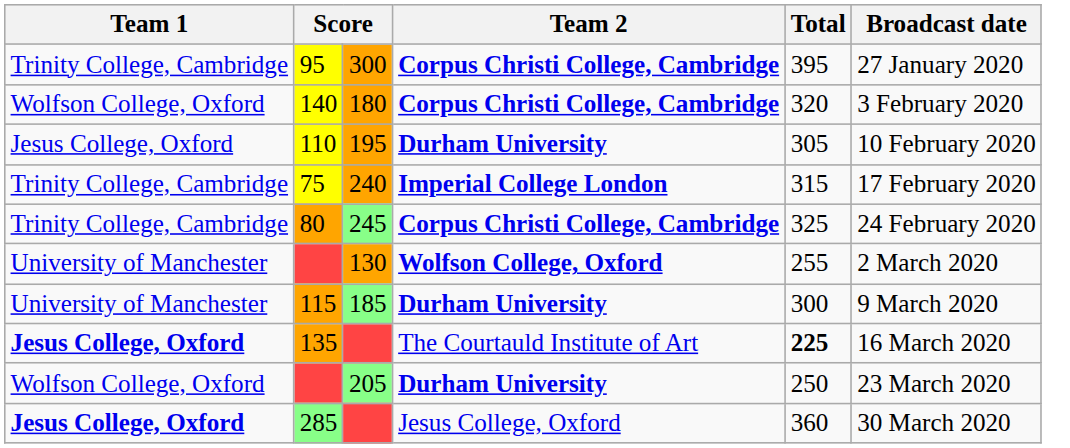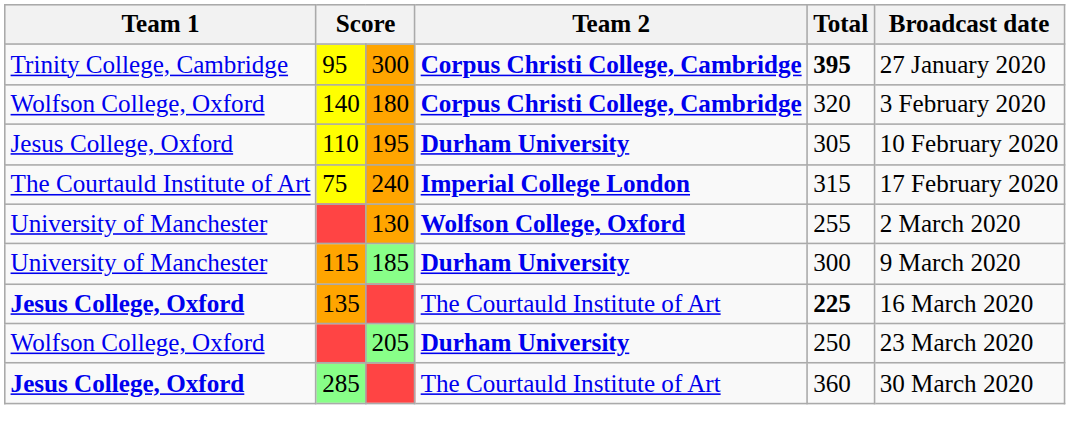(810, 64) normal -> (832, 64) bold
(149, 183) Trinity College, Cambridge -> (161, 183) The Courtauld Institute of Art
- row: (312, 223)
(509, 422) Jesus College, Oxford -> (571, 382) The Courtauld Institute of Art
